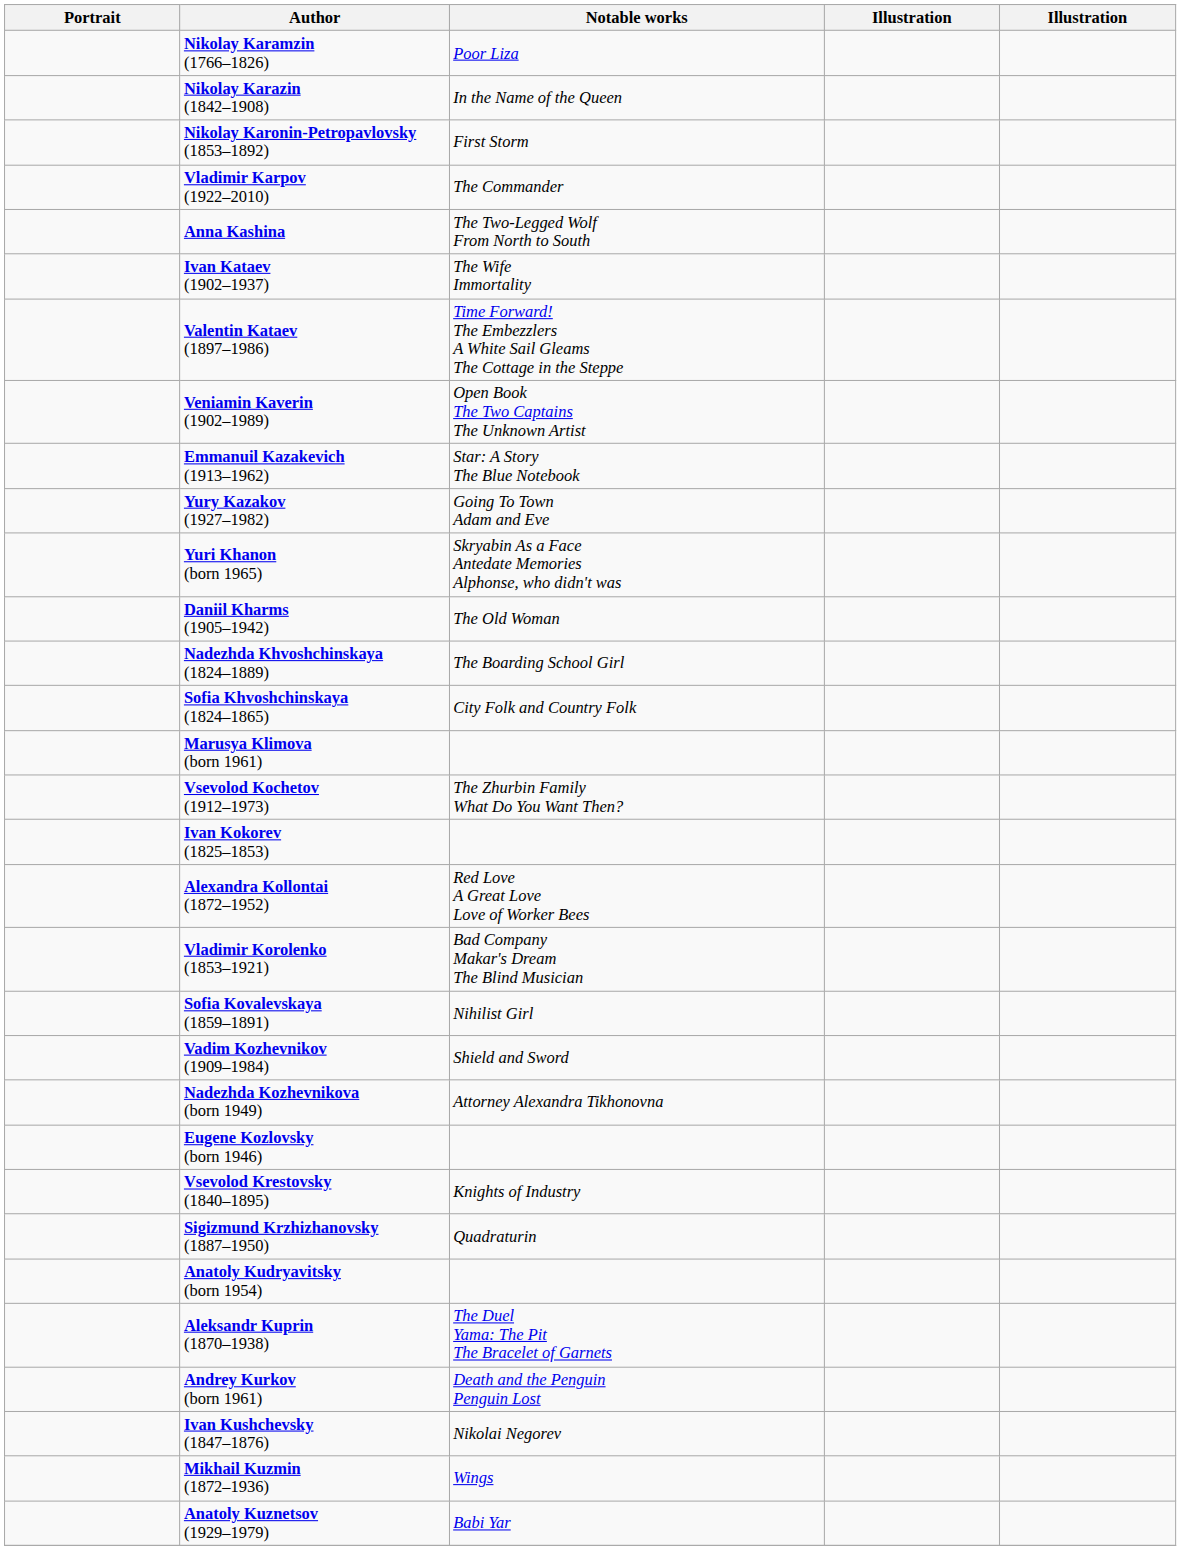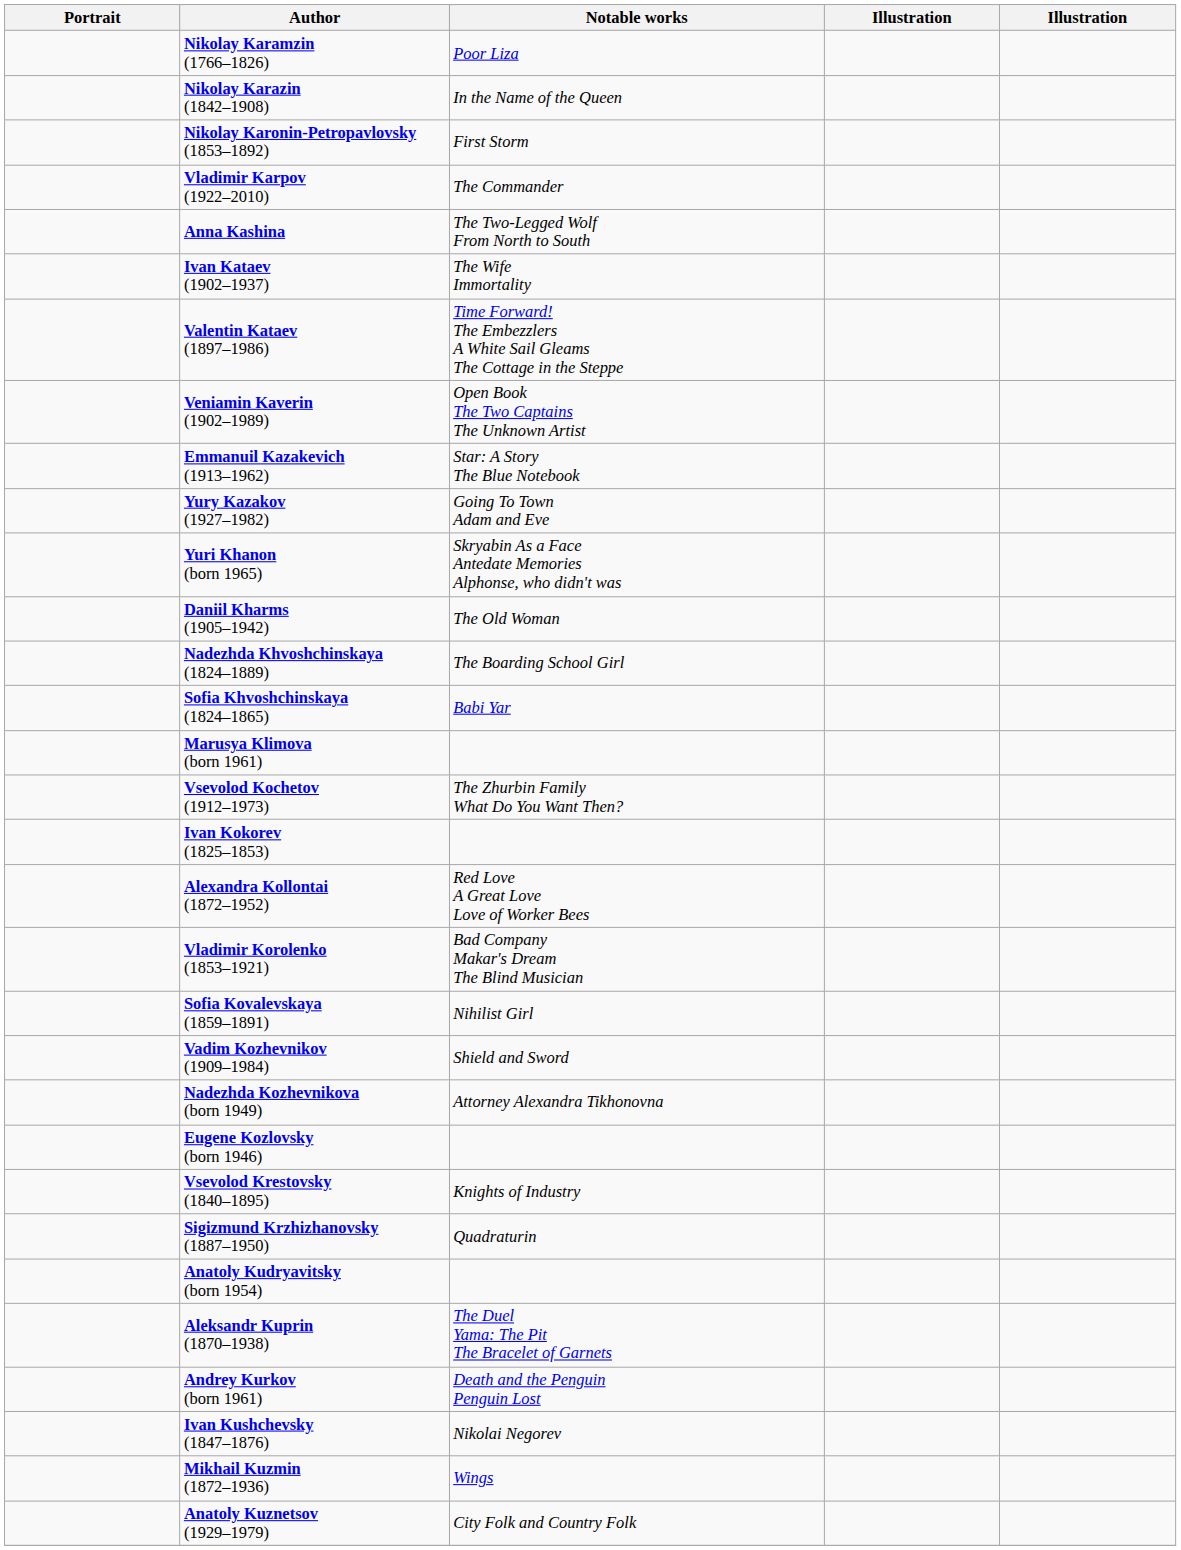(545, 707) City Folk and Country Folk -> (482, 707) Babi Yar
(482, 1523) Babi Yar -> (545, 1523) City Folk and Country Folk
